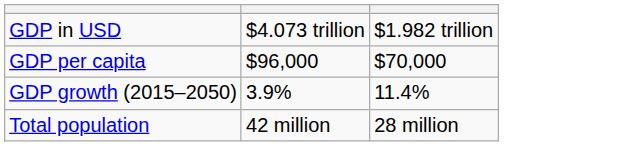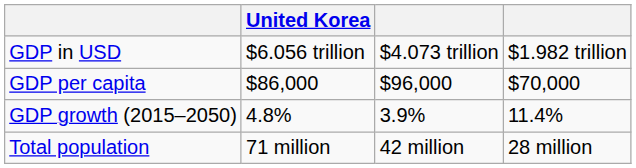+ column: (308, 20)
